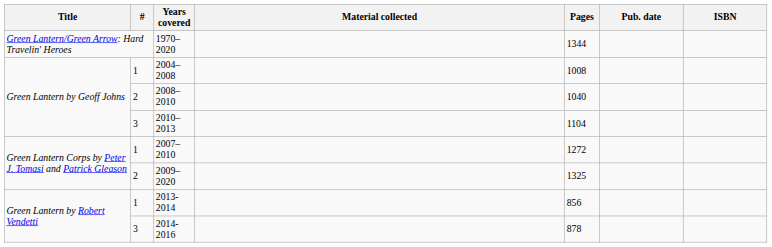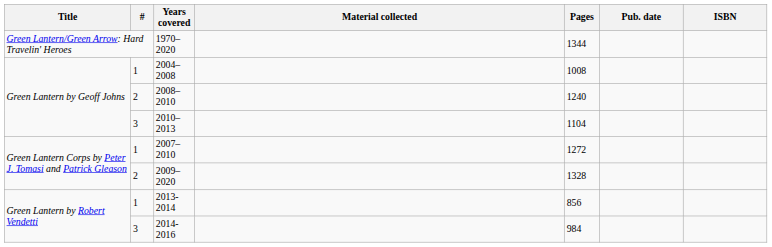(576, 97) 1040 -> (576, 97) 1240
(576, 176) 1325 -> (576, 176) 1328
(574, 229) 878 -> (574, 229) 984
